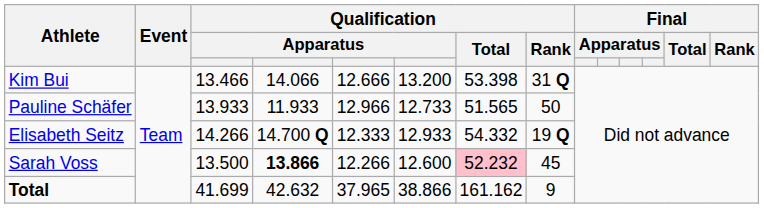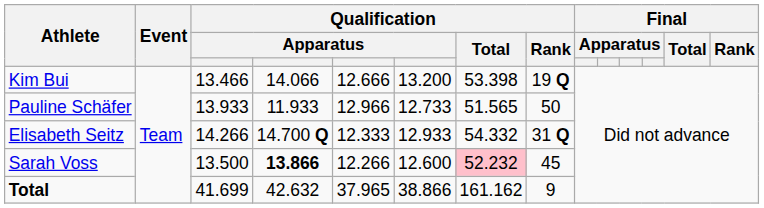(551, 80) 31 Q -> (551, 80) 19 Q
(551, 135) 19 Q -> (551, 135) 31 Q
